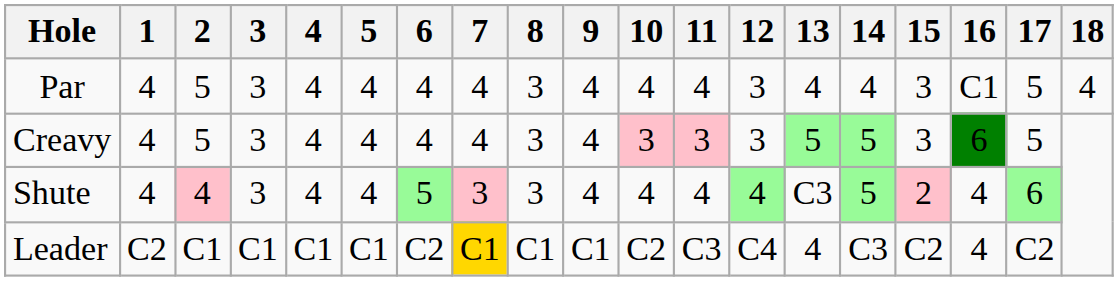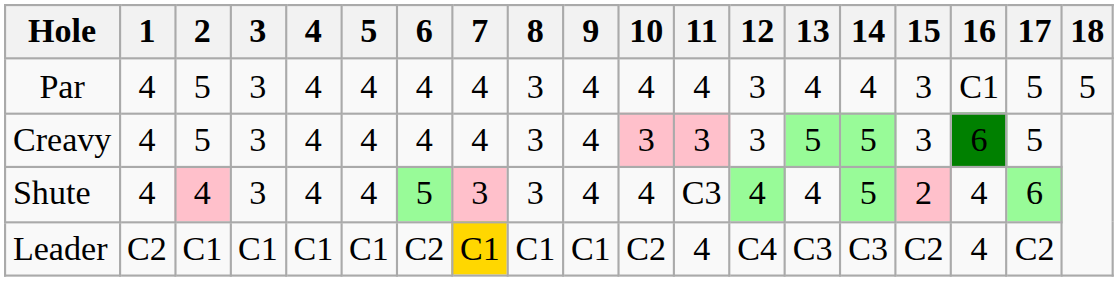(1087, 85) 4 -> (1087, 85) 5
(702, 193) 4 -> (702, 193) C3
(813, 193) C3 -> (813, 193) 4
(702, 247) C3 -> (702, 247) 4
(813, 247) 4 -> (813, 247) C3
